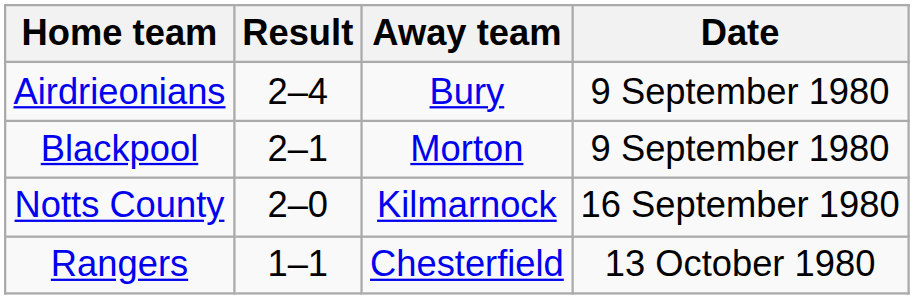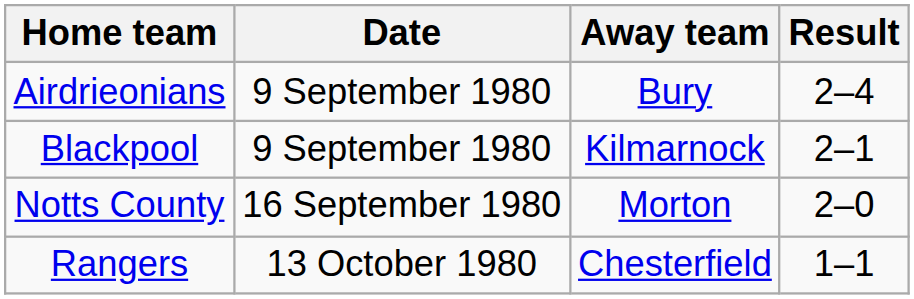columns swapped: (298, 33) <-> (740, 33)
(467, 148) Morton -> (675, 148) Kilmarnock
(467, 206) Kilmarnock -> (675, 206) Morton
